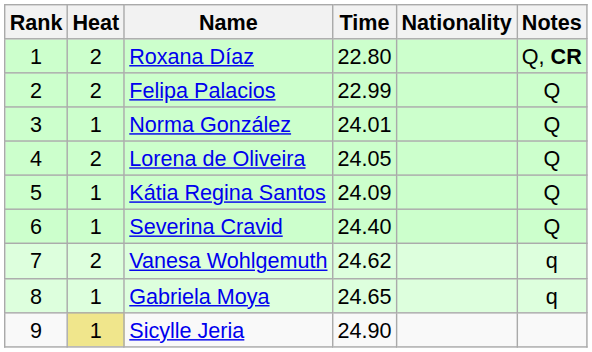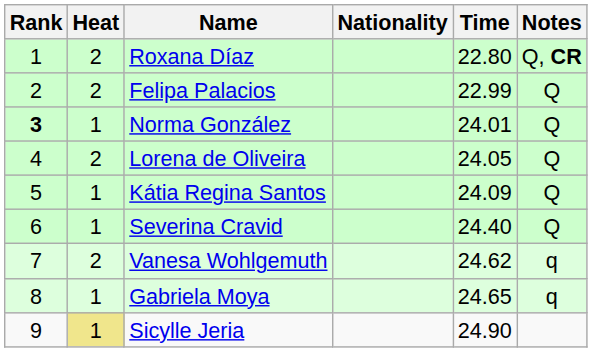columns swapped: (457, 22) <-> (365, 22)
(36, 124) normal -> (36, 124) bold
